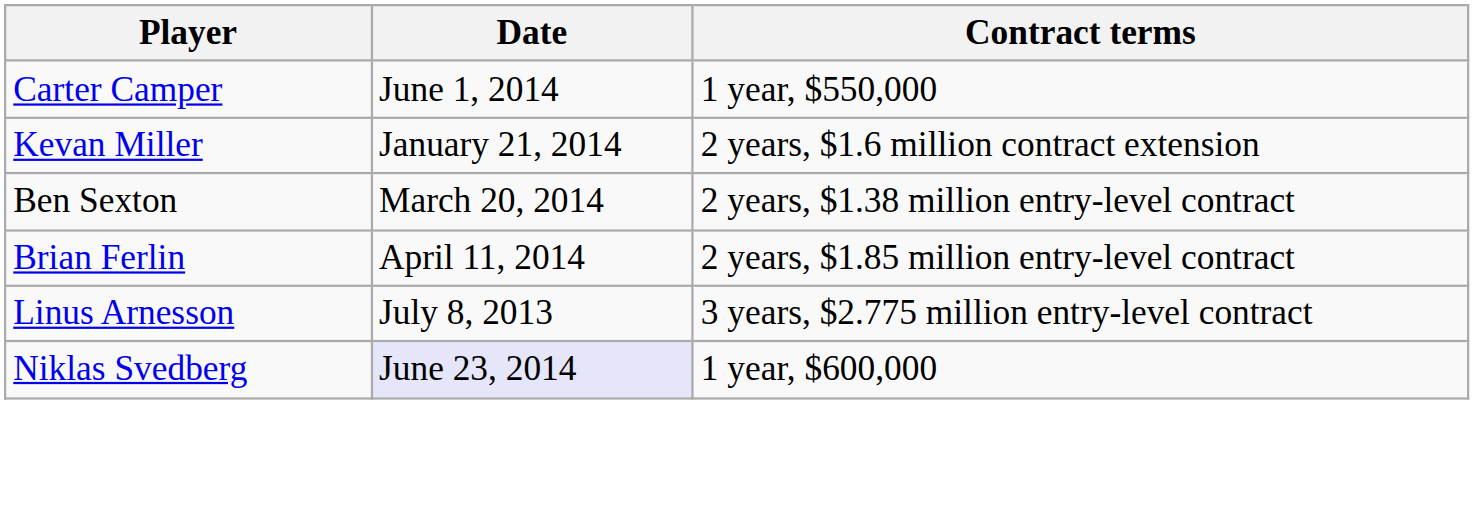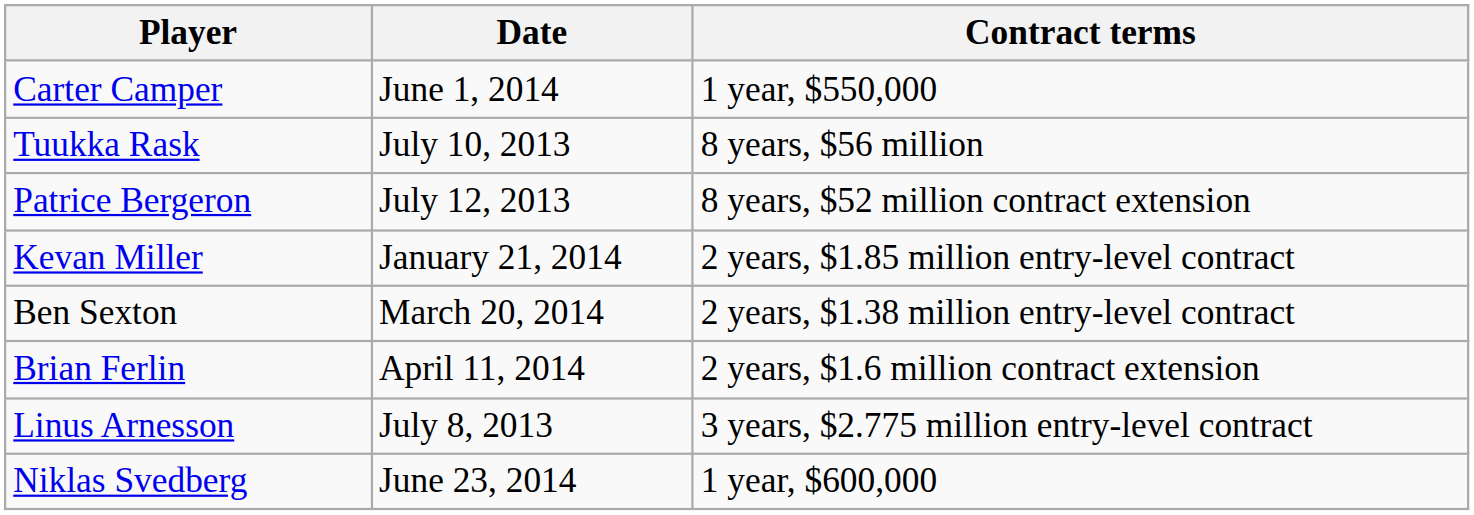+ row: (106, 144)
+ row: (132, 200)
(980, 144) 2 years, $1.6 million contract extension -> (998, 256) 2 years, $1.85 million entry-level contract
(998, 256) 2 years, $1.85 million entry-level contract -> (980, 369) 2 years, $1.6 million contract extension
(478, 369) lavender background -> (478, 481) no background
